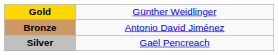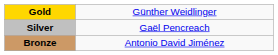rows swapped: (40, 43) <-> (40, 27)
